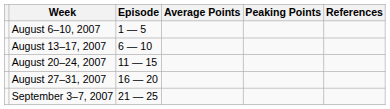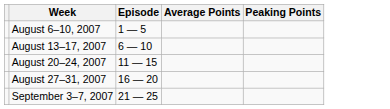- column: (354, 12)
